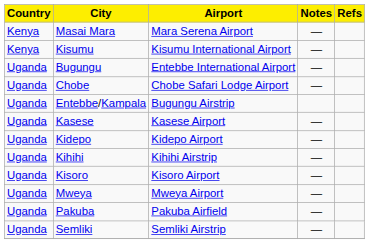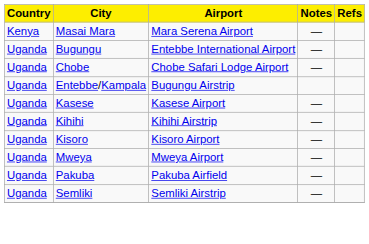- row: (75, 49)
- row: (73, 139)
